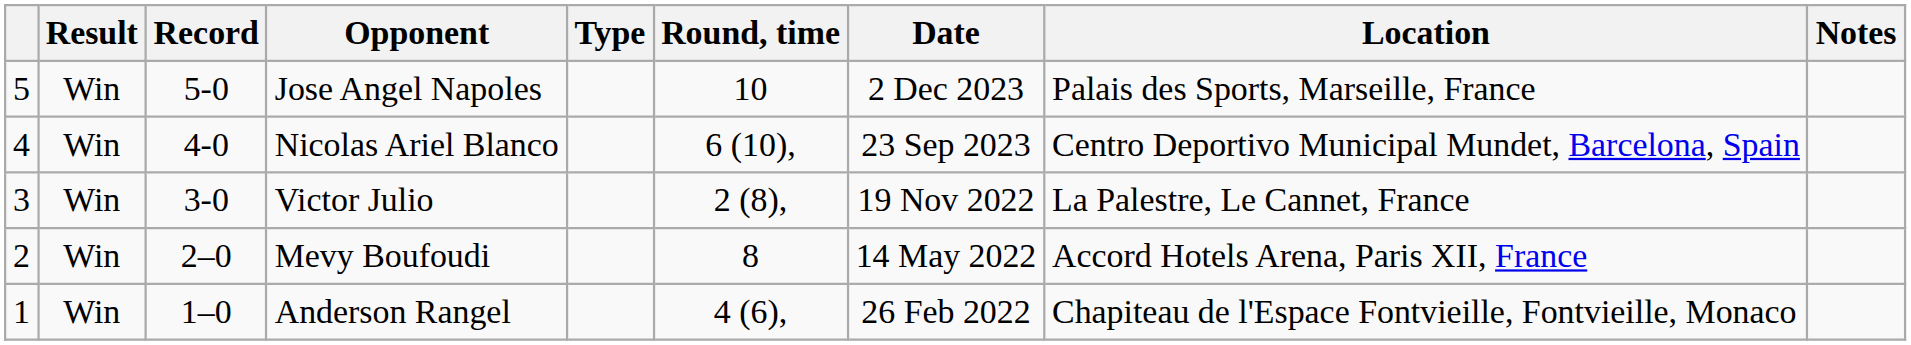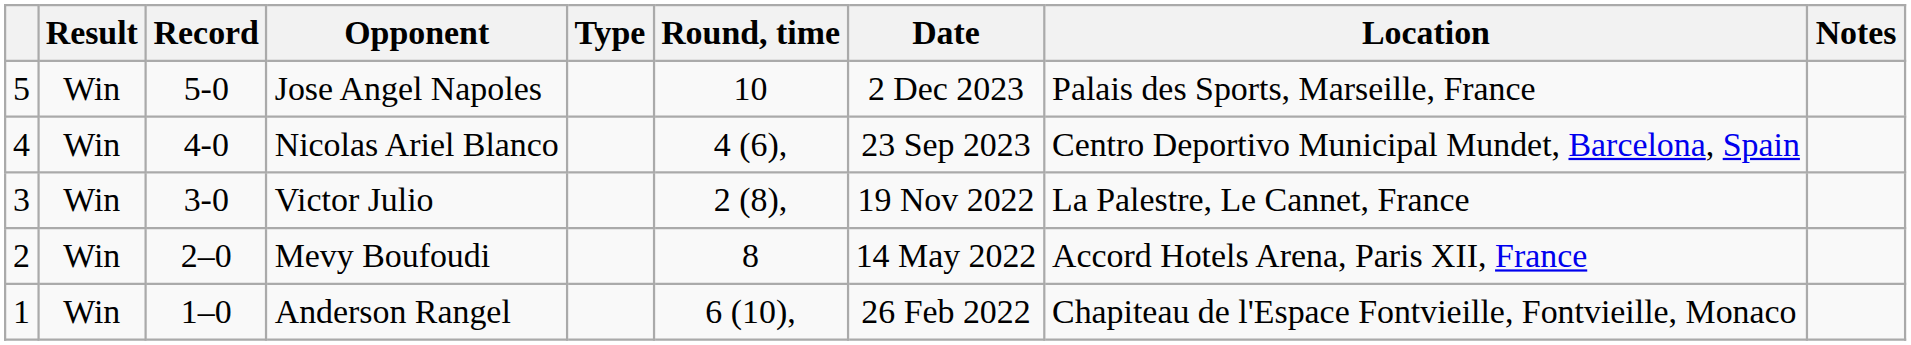(751, 144) 6 (10), -> (751, 144) 4 (6),
(751, 312) 4 (6), -> (751, 312) 6 (10),
